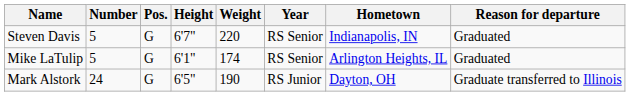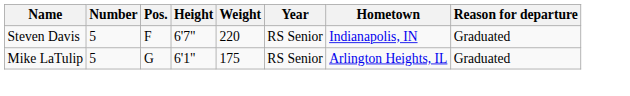(149, 36) G -> (148, 36) F
(230, 58) 174 -> (230, 58) 175
- row: (44, 79)
